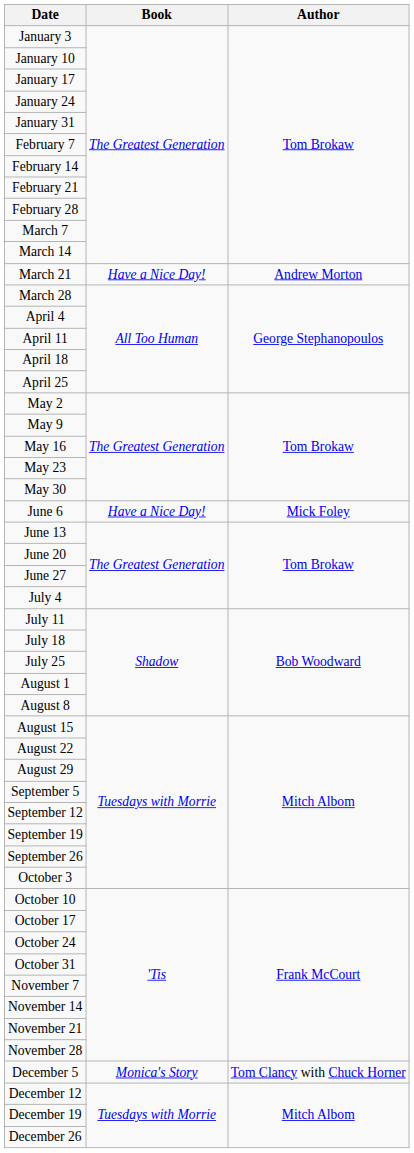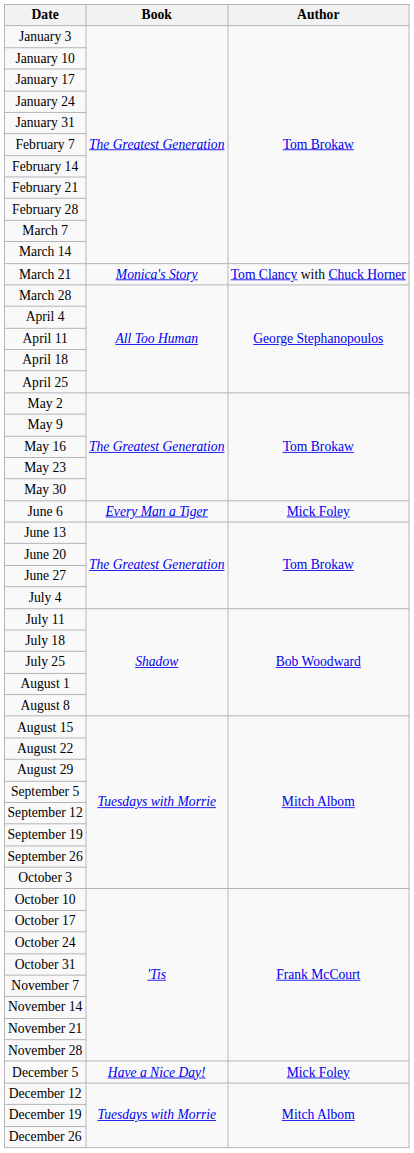(157, 274) Have a Nice Day! -> (157, 274) Monica's Story
(318, 274) Andrew Morton -> (318, 274) Tom Clancy with Chuck Horner
(157, 511) Have a Nice Day! -> (157, 511) Every Man a Tiger
(157, 1072) Monica's Story -> (157, 1072) Have a Nice Day!
(318, 1072) Tom Clancy with Chuck Horner -> (318, 1072) Mick Foley
